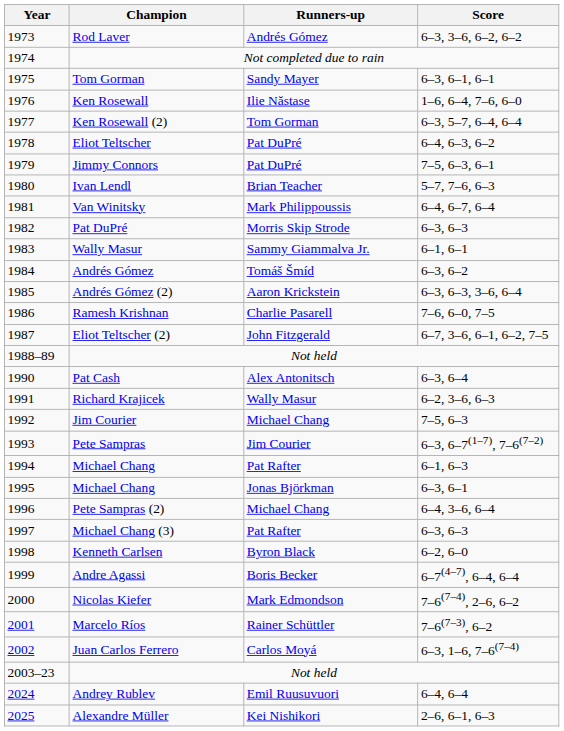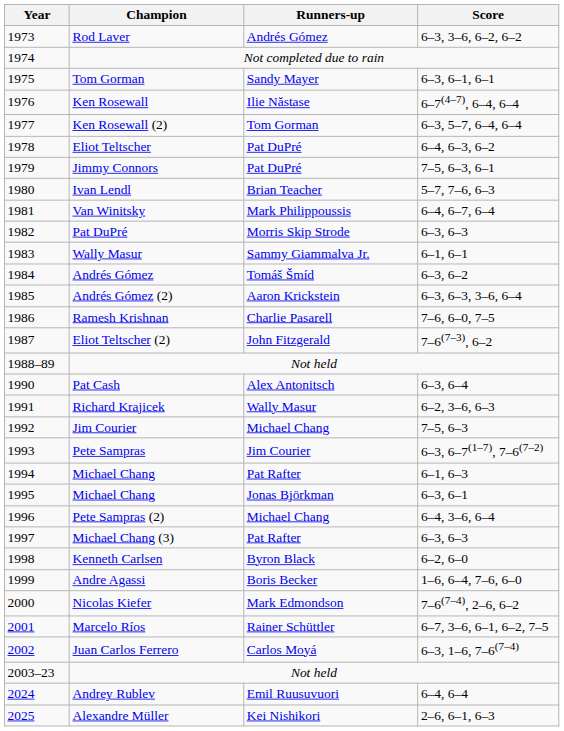(471, 100) 1–6, 6–4, 7–6, 6–0 -> (470, 102) 6–7(4–7), 6–4, 6–4
(485, 334) 6–7, 3–6, 6–1, 6–2, 7–5 -> (457, 340) 7–6(7–3), 6–2
(470, 574) 6–7(4–7), 6–4, 6–4 -> (471, 580) 1–6, 6–4, 7–6, 6–0
(457, 624) 7–6(7–3), 6–2 -> (485, 626) 6–7, 3–6, 6–1, 6–2, 7–5
